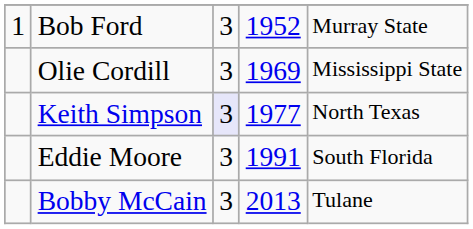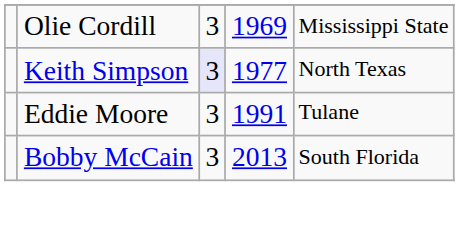- row: (90, 26)
(373, 157) South Florida -> (329, 113) Tulane
(343, 200) Tulane -> (359, 157) South Florida
